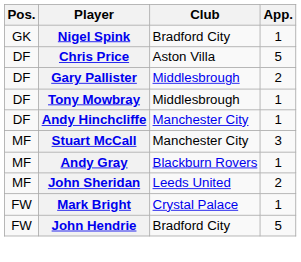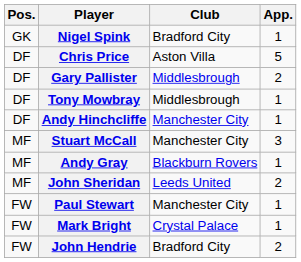+ row: (94, 204)
(278, 225) 5 -> (278, 246) 2
